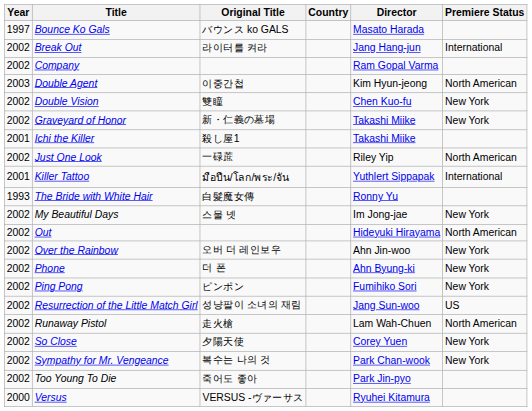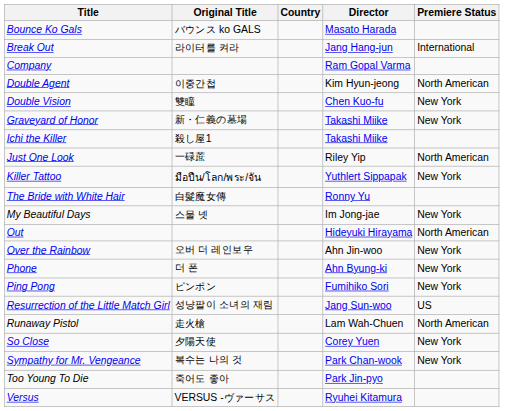- column: (18, 12)
(474, 177) International -> (439, 177) New York
